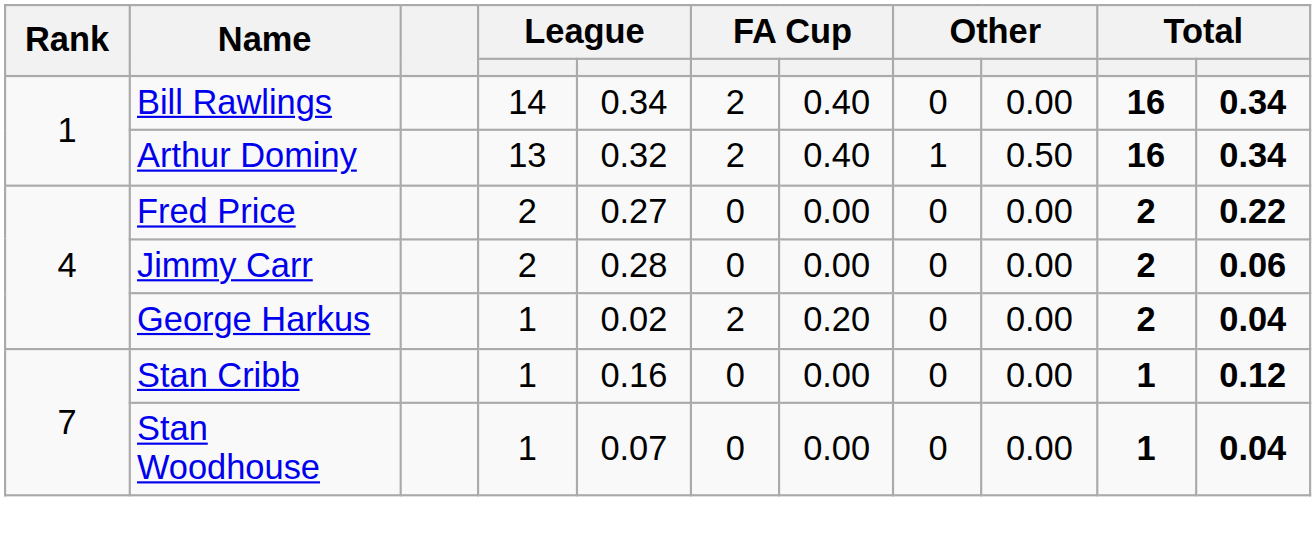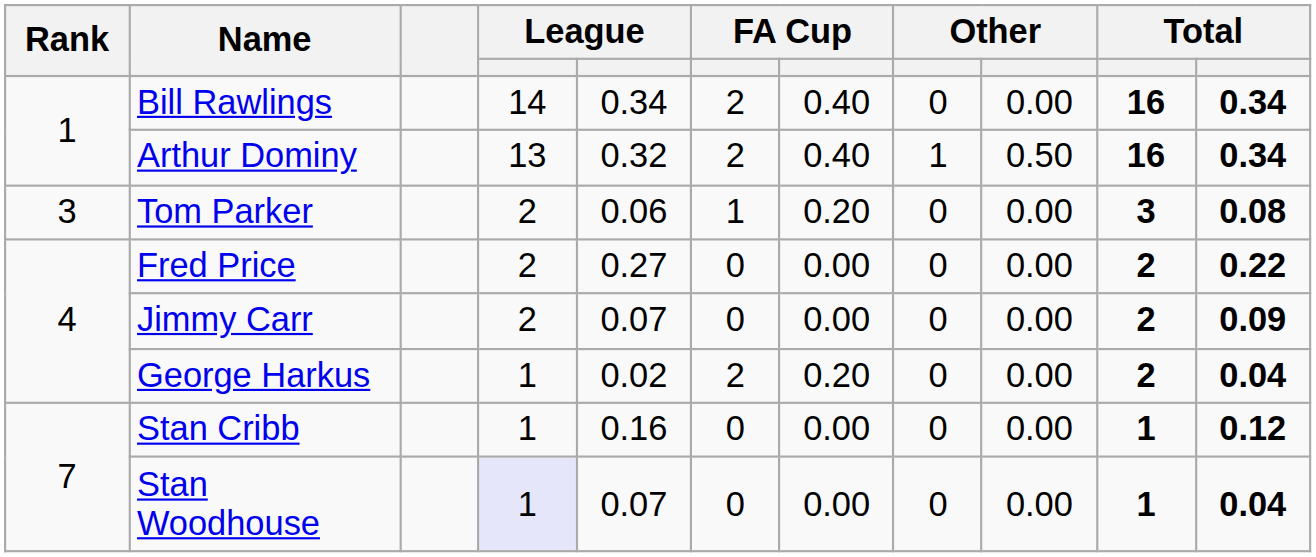+ row: (225, 211)
(634, 265) 0.28 -> (634, 320) 0.07
(1253, 265) 0.06 -> (1253, 320) 0.09
(527, 448) no background -> (527, 503) lavender background
